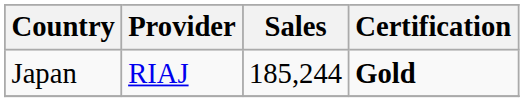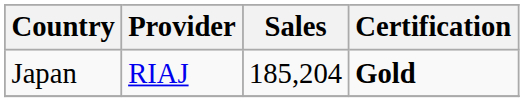(296, 72) 185,244 -> (296, 72) 185,204
